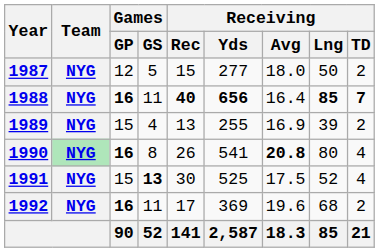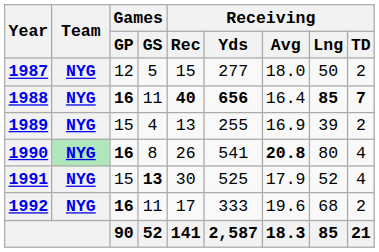(286, 180) 17.5 -> (286, 180) 17.9
(233, 206) 369 -> (233, 206) 333
